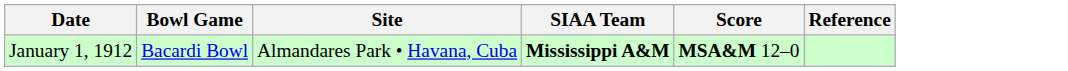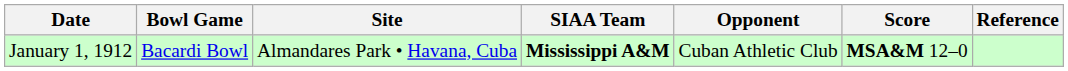+ column: (758, 19)
